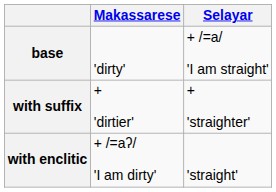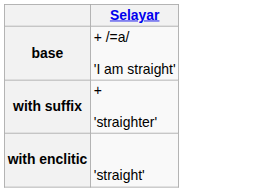- column: (137, 15)
